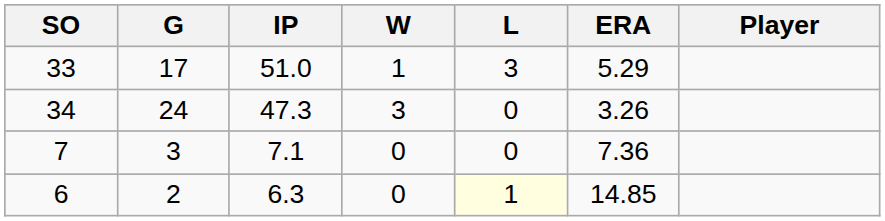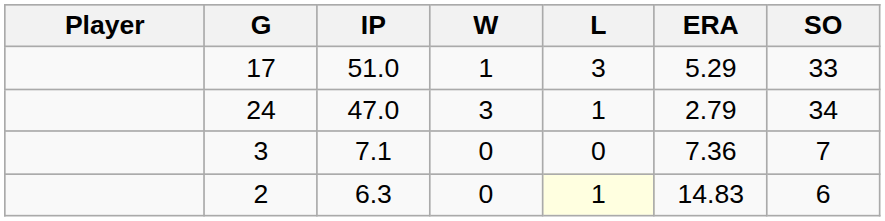columns swapped: (779, 25) <-> (61, 25)
(286, 109) 47.3 -> (373, 109) 47.0
(511, 109) 0 -> (598, 109) 1
(623, 109) 3.26 -> (711, 109) 2.79
(623, 194) 14.85 -> (711, 194) 14.83
